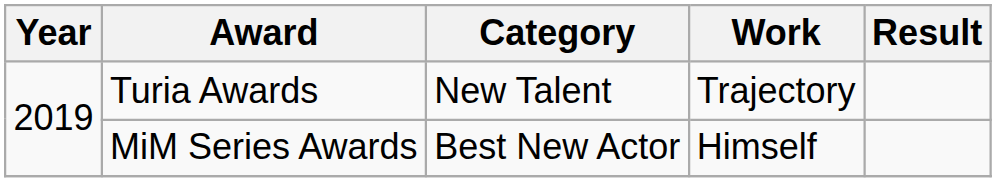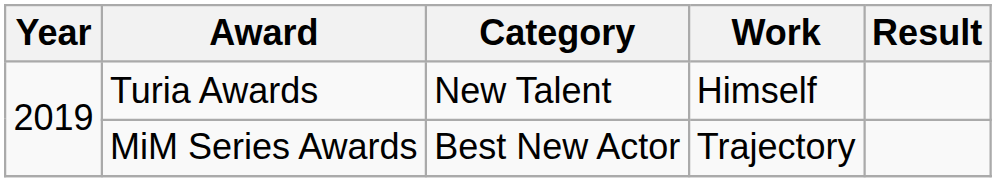(776, 90) Trajectory -> (757, 90) Himself
(757, 147) Himself -> (776, 147) Trajectory
